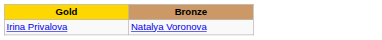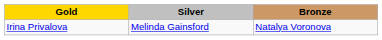+ column: (191, 12)
